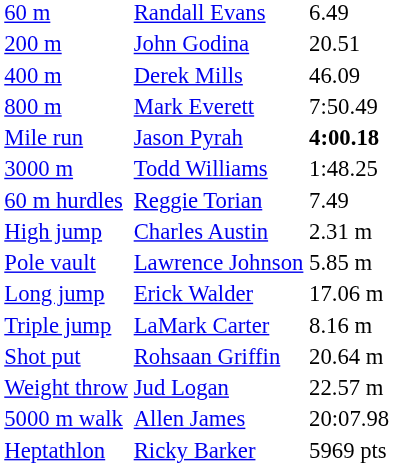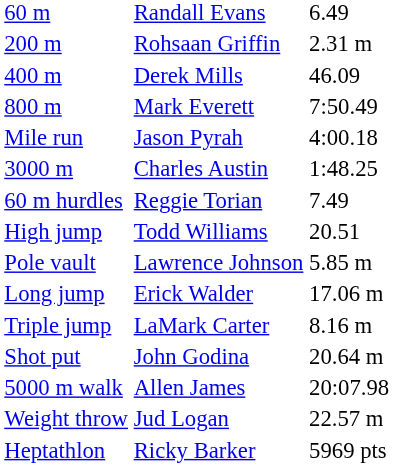(191, 44) John Godina -> (207, 44) Rohsaan Griffin
(335, 44) 20.51 -> (341, 44) 2.31 m
(344, 137) bold -> (343, 137) normal
(201, 169) Todd Williams -> (201, 169) Charles Austin
(201, 231) Charles Austin -> (201, 231) Todd Williams
(341, 231) 2.31 m -> (335, 231) 20.51
(207, 356) Rohsaan Griffin -> (191, 356) John Godina
rows swapped: (66, 387) <-> (64, 418)
